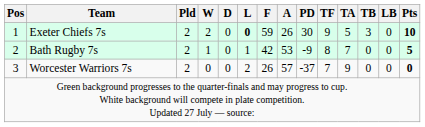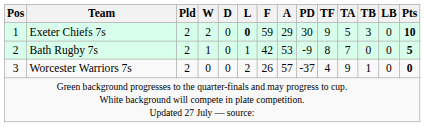(287, 31) 26 -> (287, 31) 29
(327, 68) 7 -> (327, 68) 4
(368, 68) 0 -> (368, 68) 1
